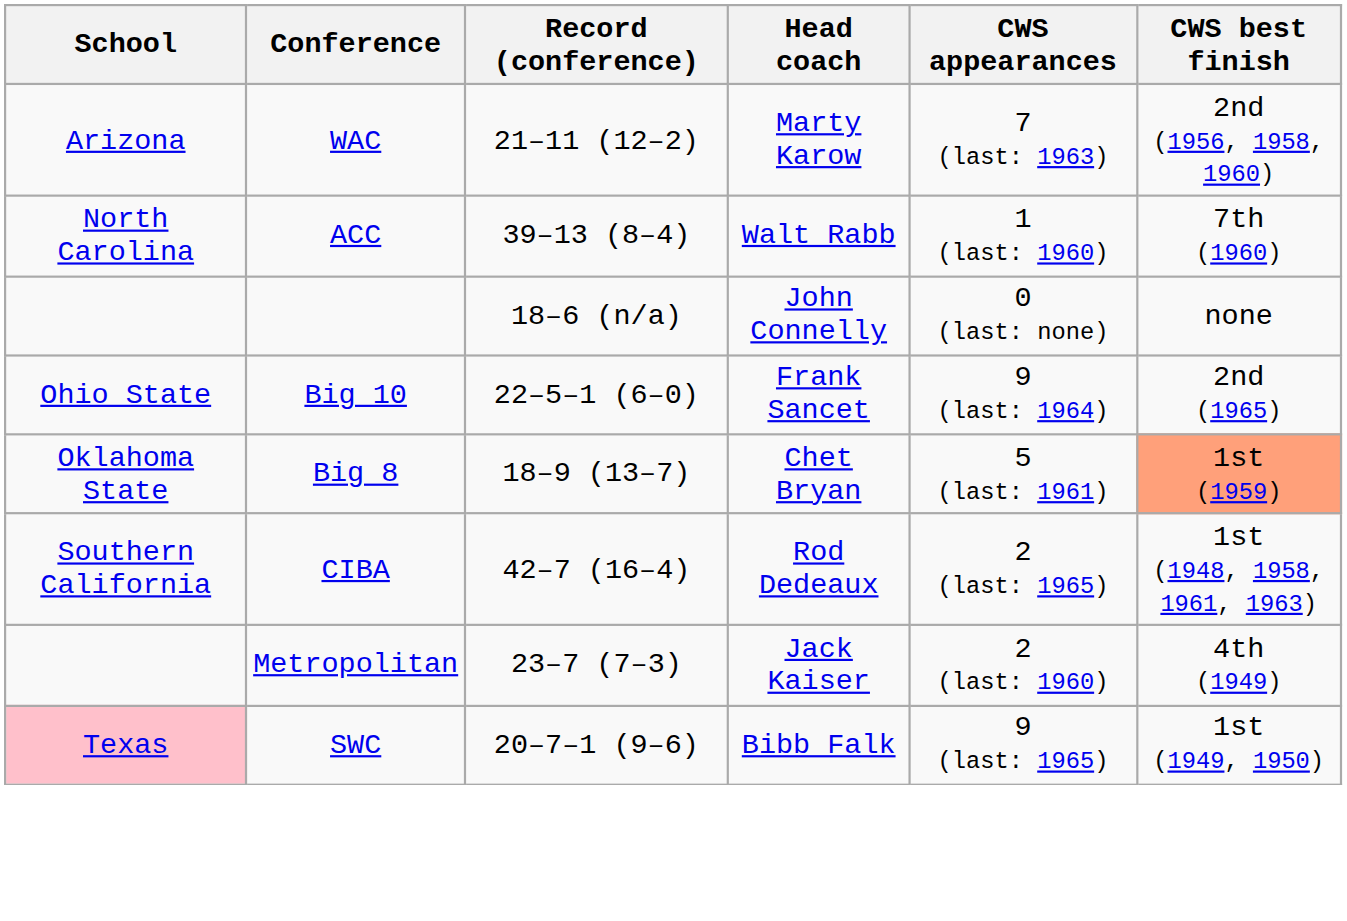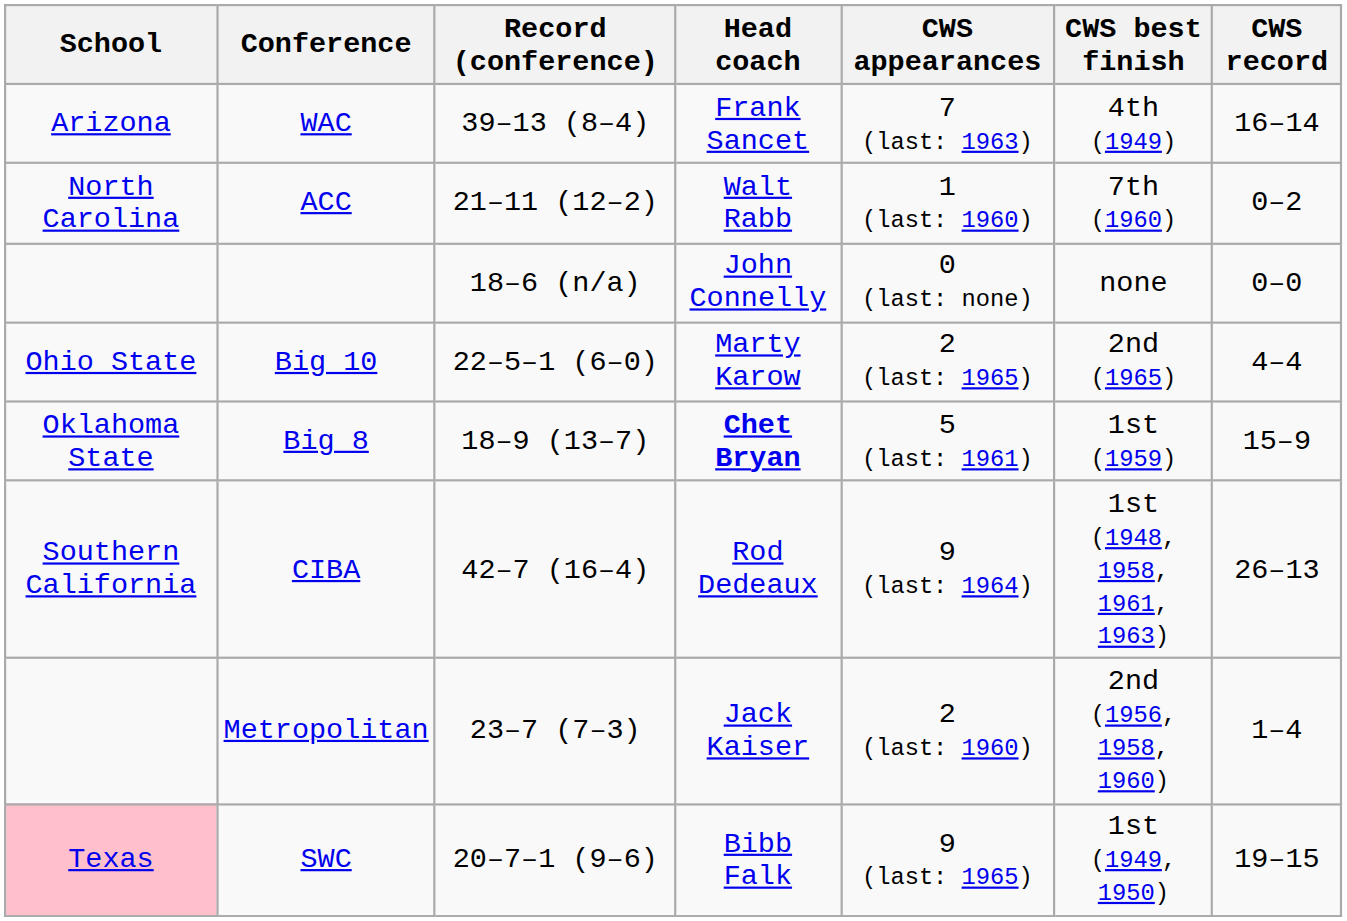+ column: (1277, 45)
(596, 140) 21–11 (12–2) -> (555, 124) 39–13 (8–4)
(819, 140) Marty Karow -> (758, 124) Frank Sancet
(1239, 139) 2nd (1956, 1958, 1960) -> (1133, 123) 4th (1949)
(596, 236) 39–13 (8–4) -> (555, 203) 21–11 (12–2)
(819, 395) Frank Sancet -> (758, 362) Marty Karow
(1023, 393) 9 (last: 1964) -> (947, 361) 2 (last: 1965)
(819, 474) normal -> (758, 441) bold
(1239, 473) lightsalmon background -> (1133, 440) no background
(1023, 568) 2 (last: 1965) -> (947, 568) 9 (last: 1964)
(1239, 664) 4th (1949) -> (1133, 730) 2nd (1956, 1958, 1960)
